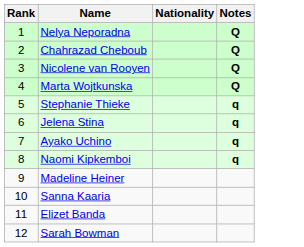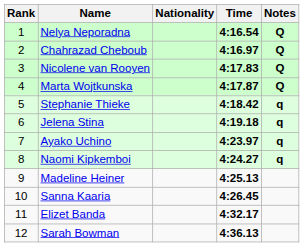+ column: (239, 13)
